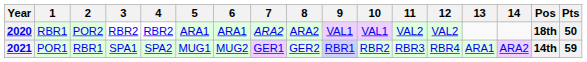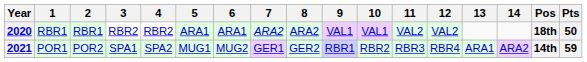(88, 31) POR2 -> (88, 31) RBR1
(88, 48) RBR1 -> (88, 48) POR2
